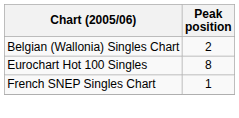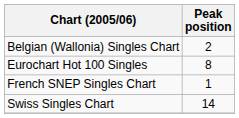+ row: (60, 103)
